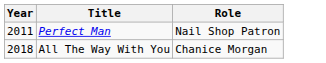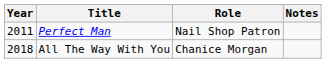+ column: (302, 13)
